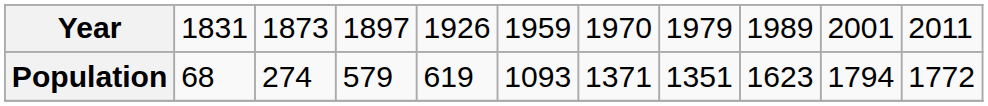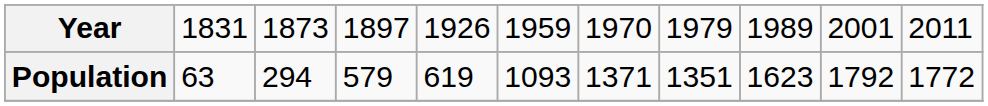(198, 76) 68 -> (198, 76) 63
(287, 76) 274 -> (287, 76) 294
(861, 76) 1794 -> (861, 76) 1792
